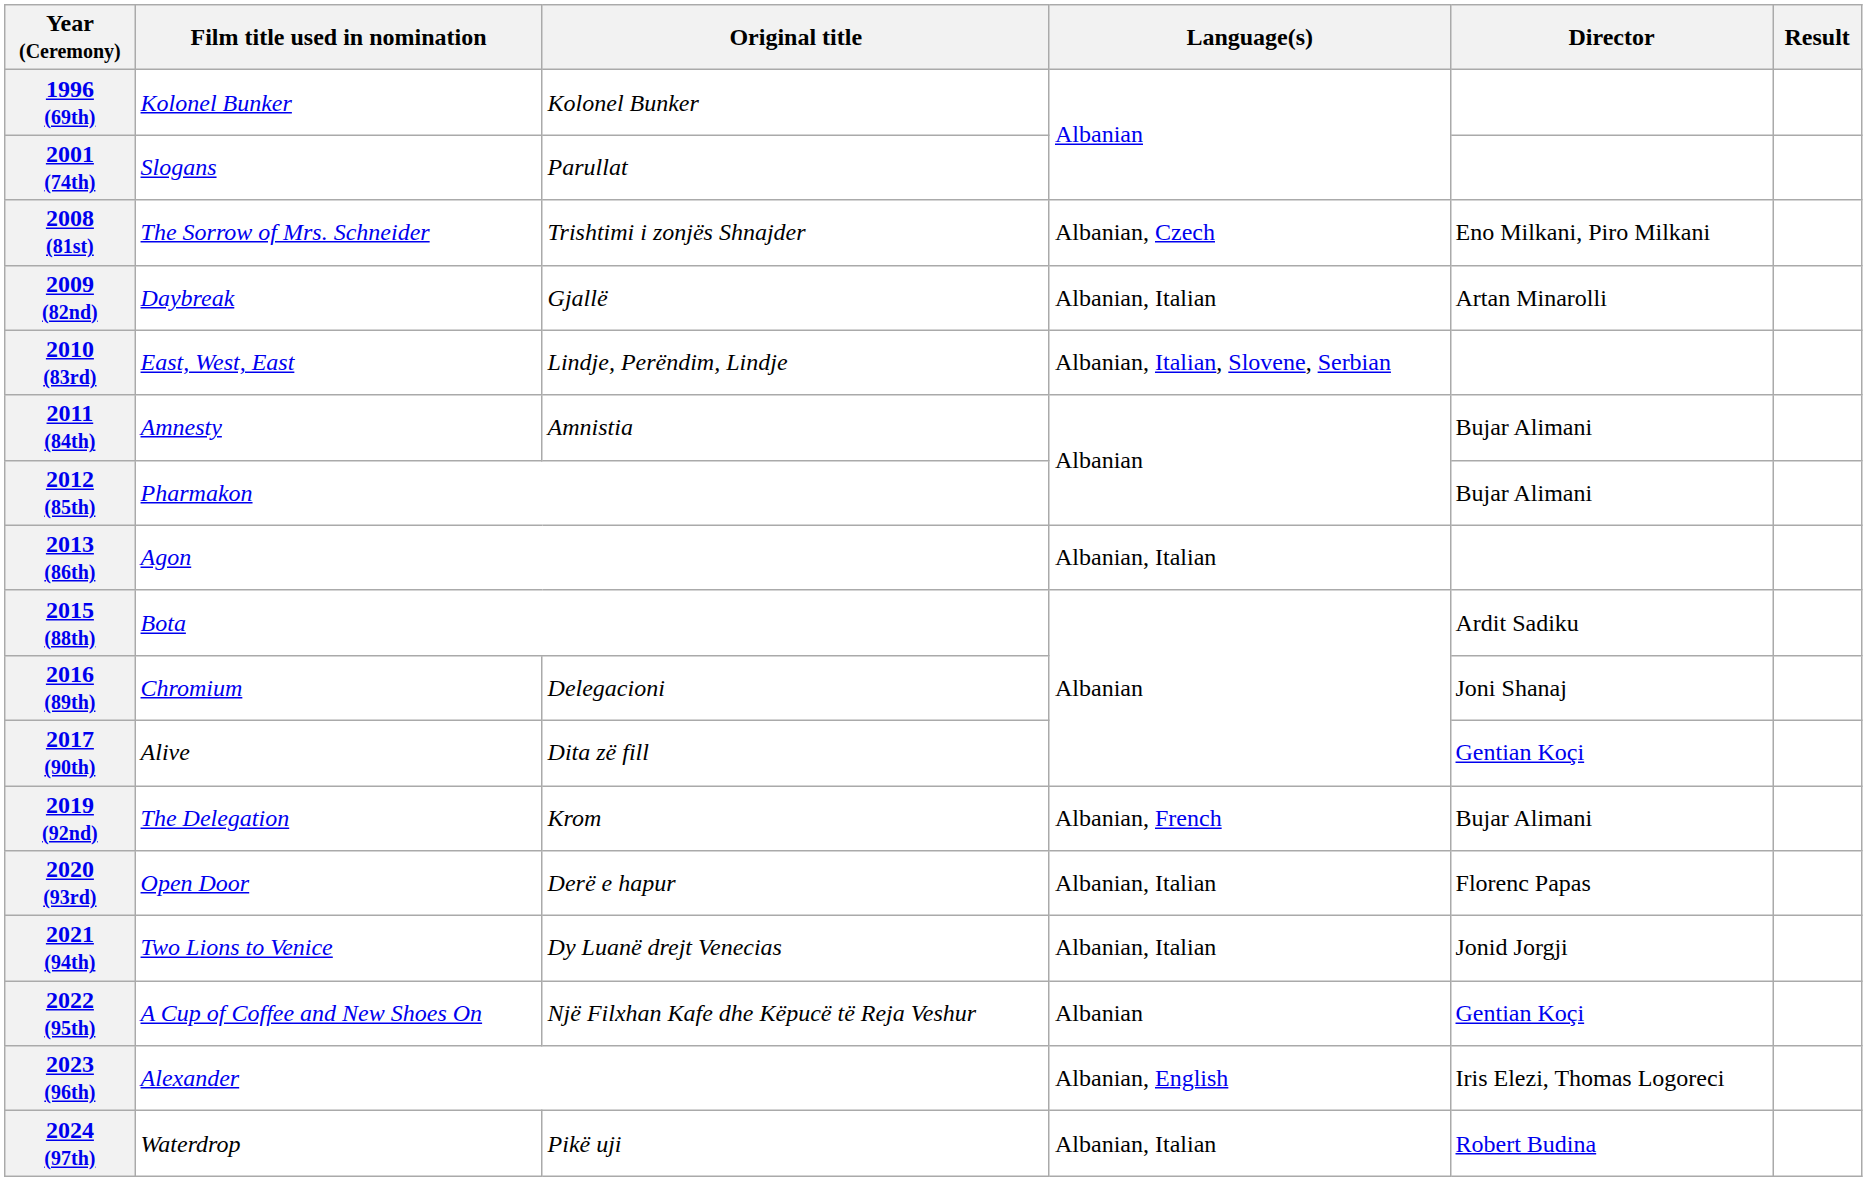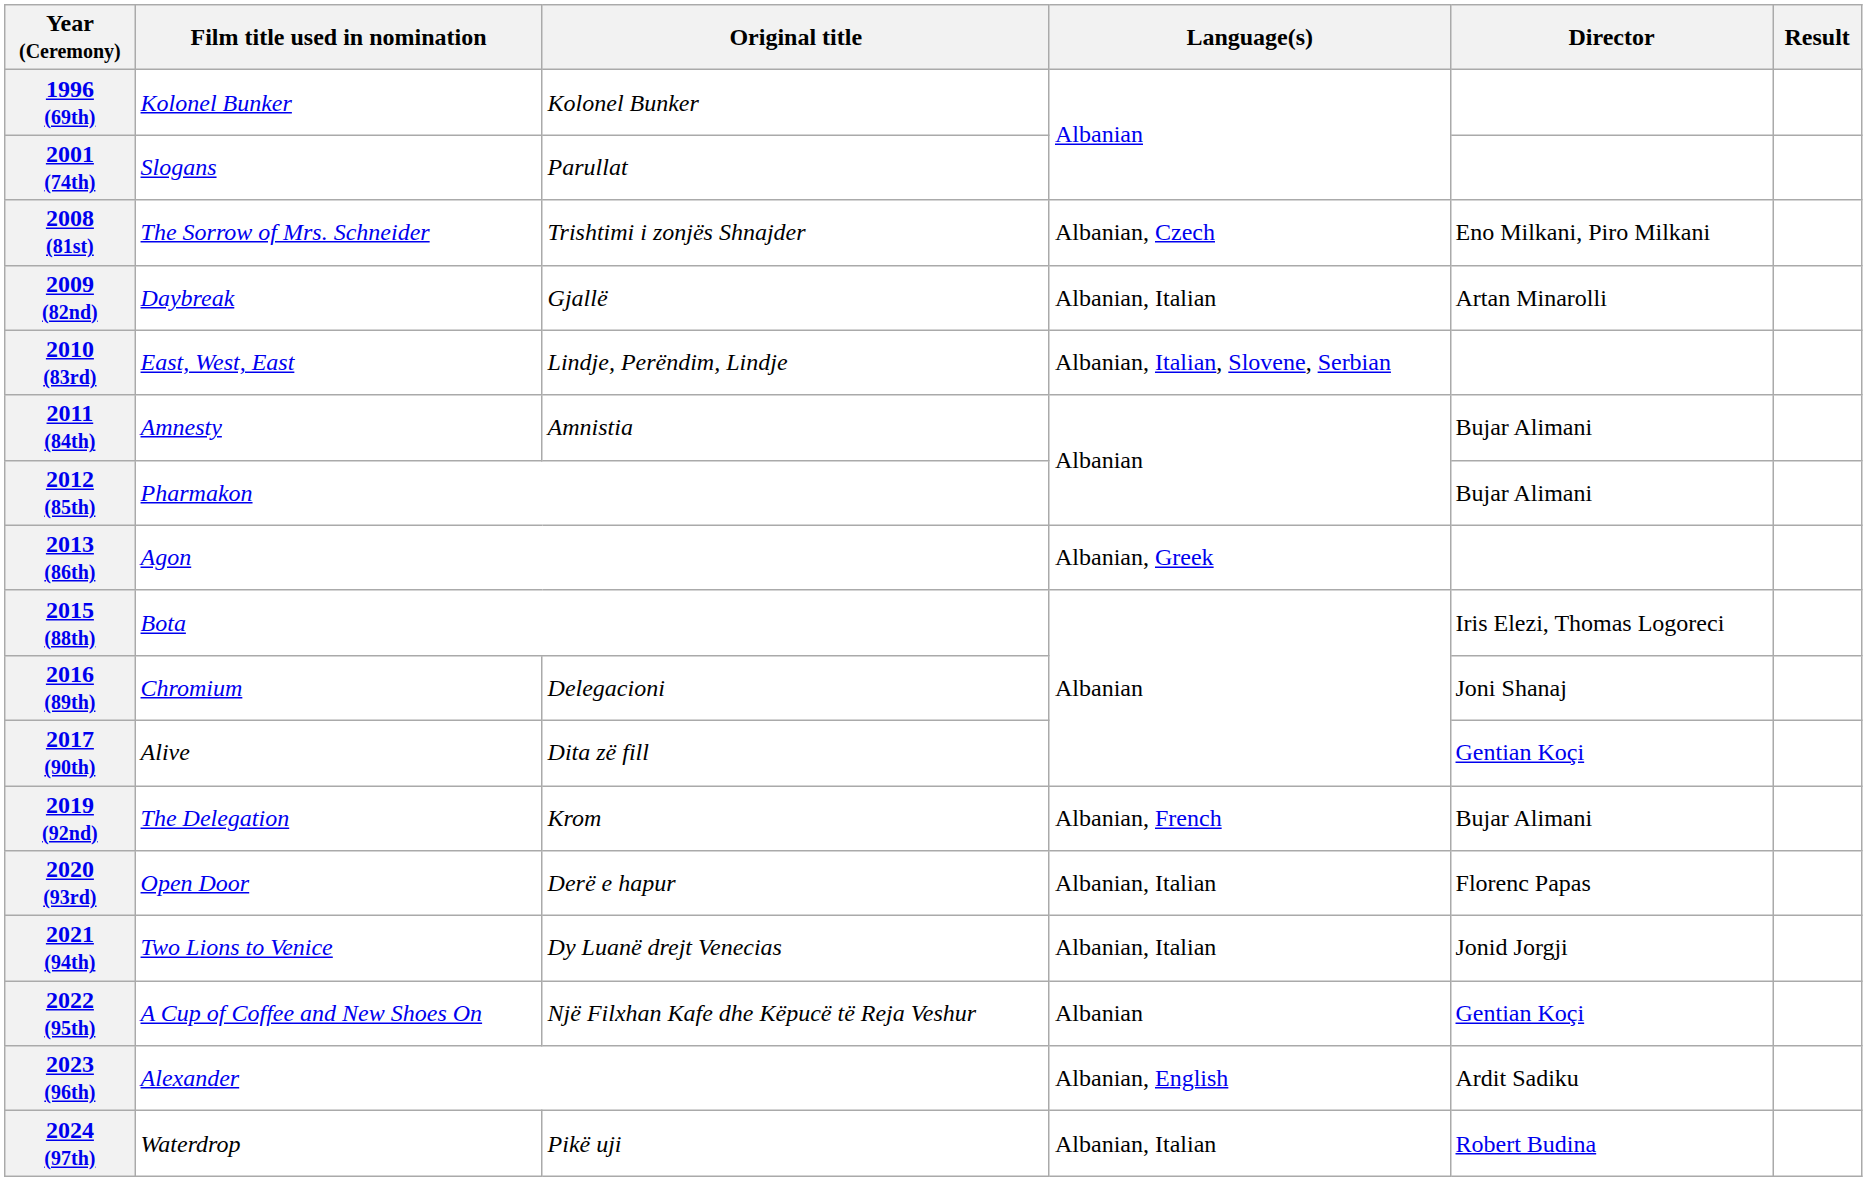(1136, 557) Albanian, Italian -> (1134, 557) Albanian, Greek
(1517, 622) Ardit Sadiku -> (1590, 622) Iris Elezi, Thomas Logoreci
(1590, 1078) Iris Elezi, Thomas Logoreci -> (1517, 1078) Ardit Sadiku
